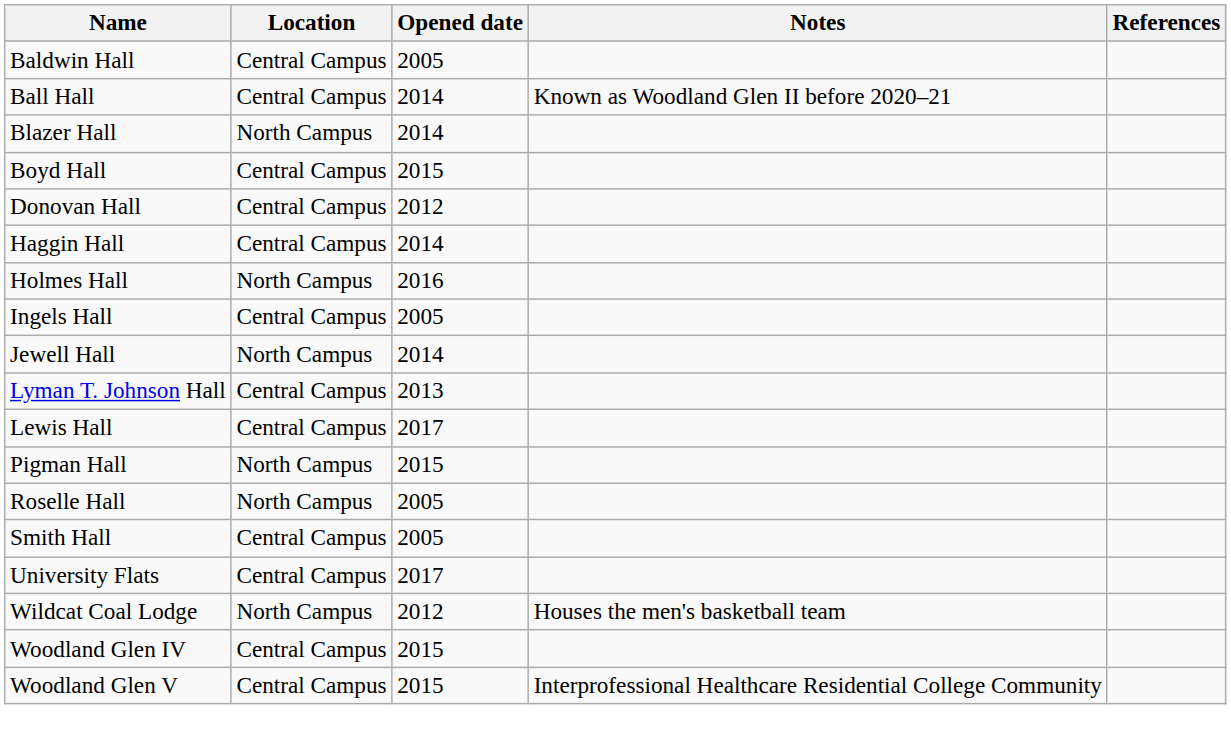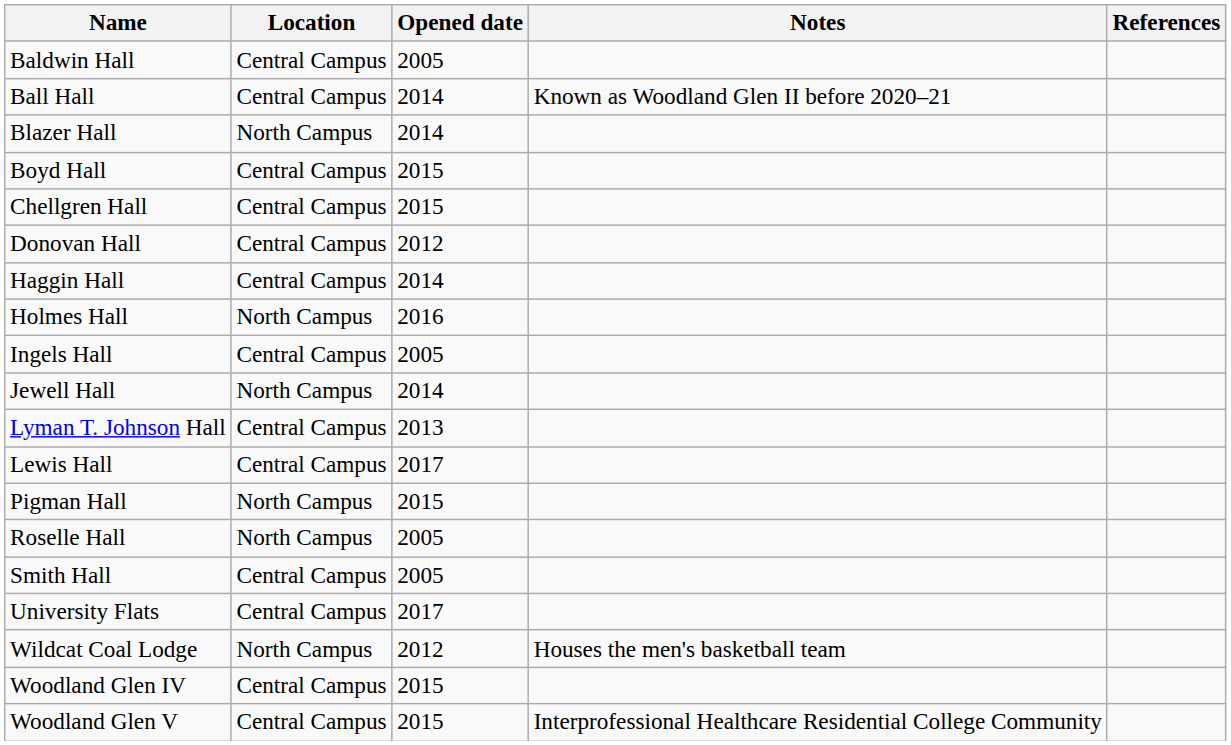+ row: (79, 206)
